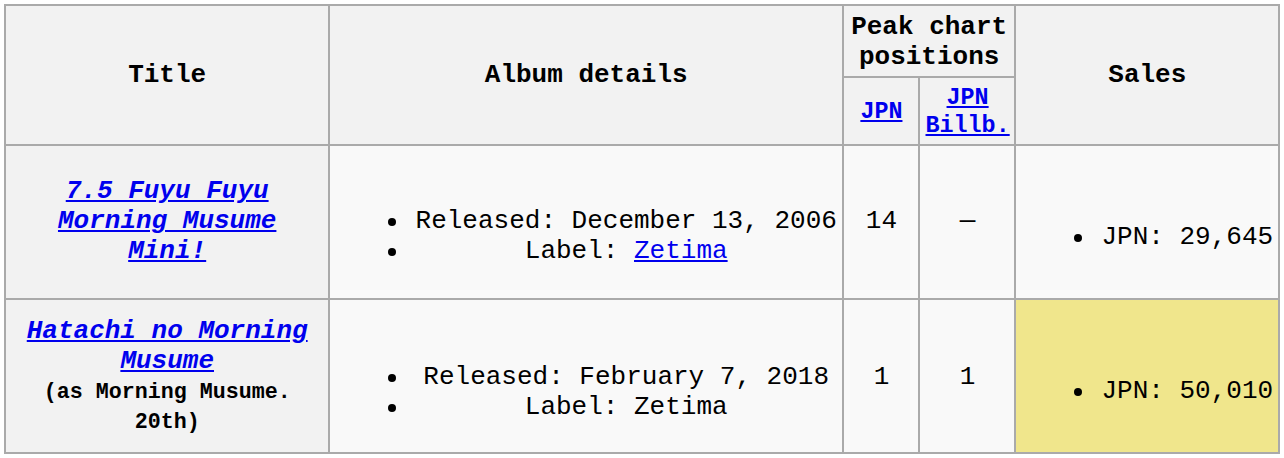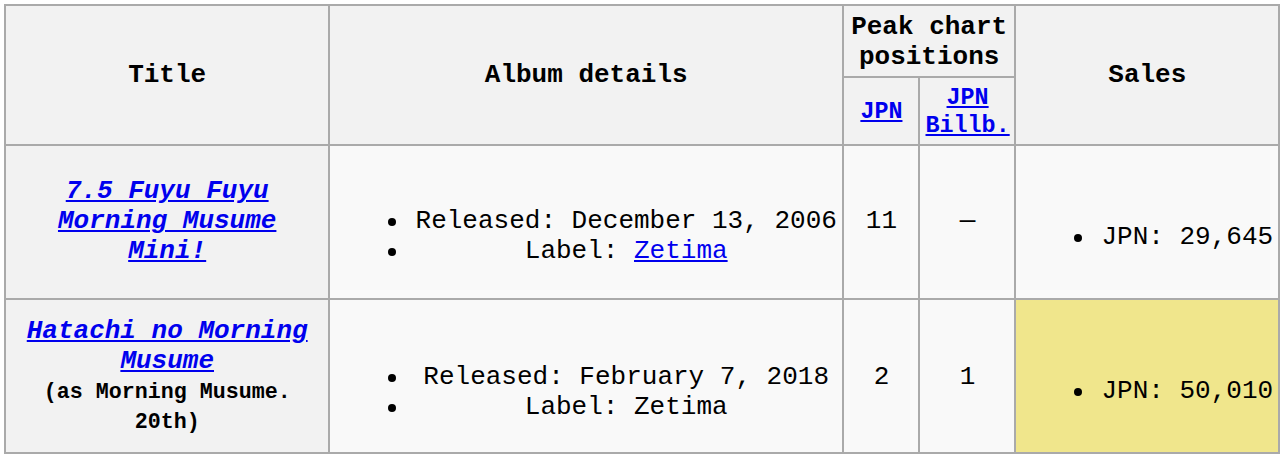(881, 222) 14 -> (881, 222) 11
(881, 376) 1 -> (881, 376) 2
